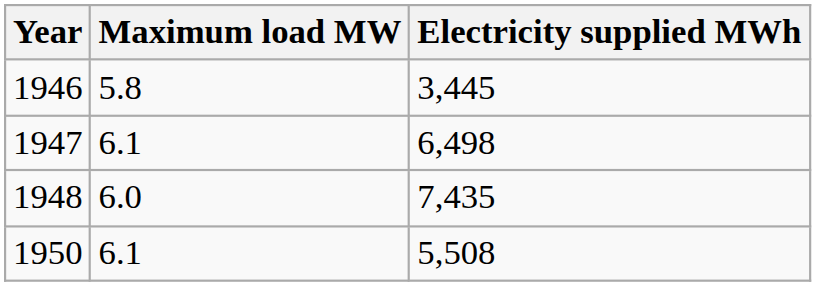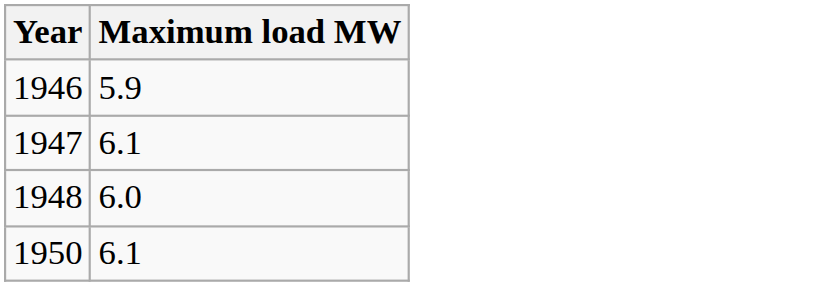- column: (609, 32)
(120, 87) 5.8 -> (120, 87) 5.9
